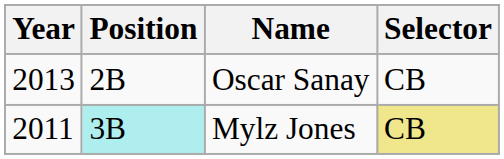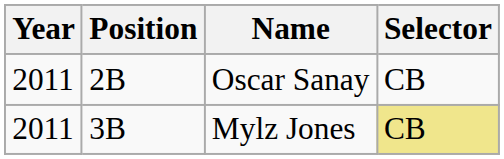(44, 79) 2013 -> (43, 79) 2011
(108, 128) paleturquoise background -> (108, 128) no background
